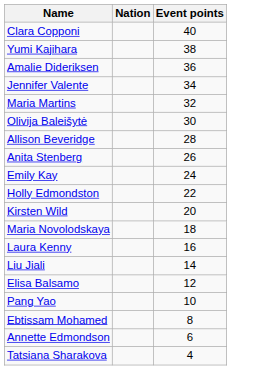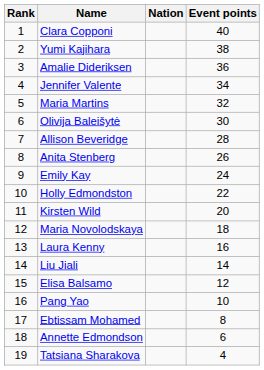+ column: (21, 13)
